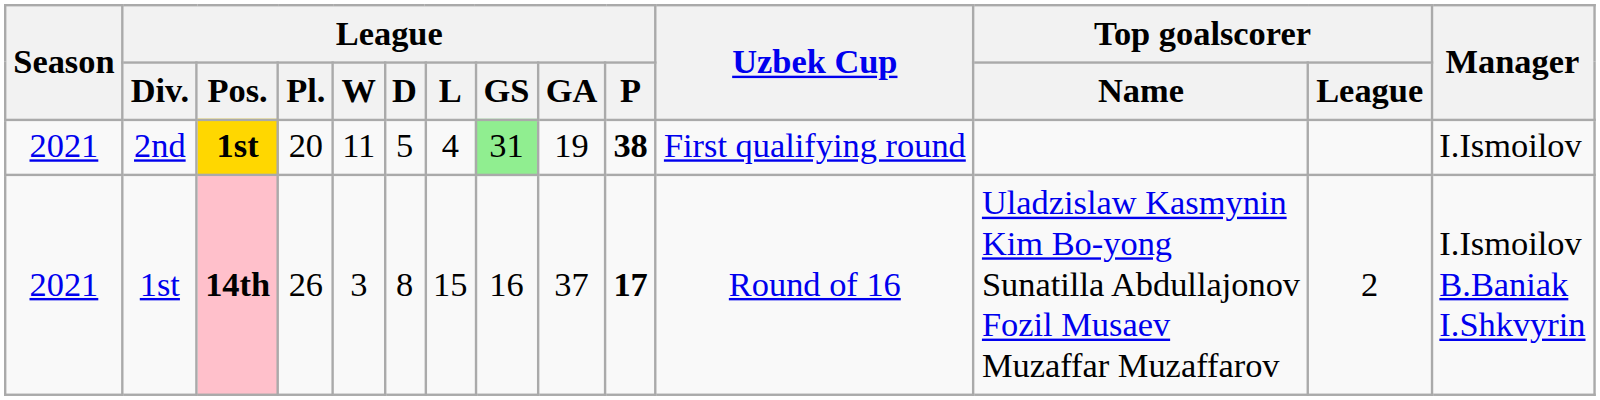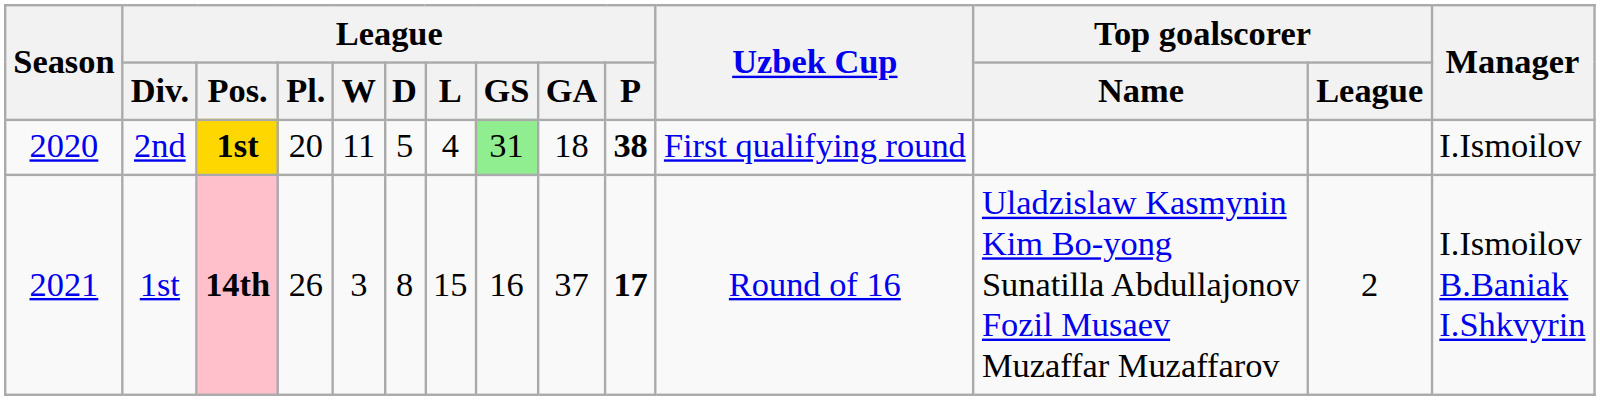(64, 146) 2021 -> (64, 146) 2020
(571, 146) 19 -> (571, 146) 18
